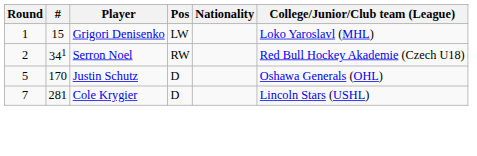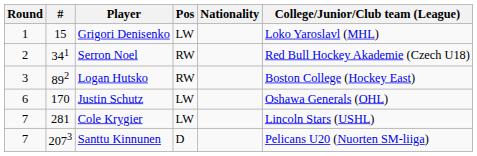+ row: (113, 77)
(25, 76) 5 -> (25, 99) 6
(175, 76) D -> (185, 99) LW
(175, 95) D -> (185, 118) LW
+ row: (119, 139)
